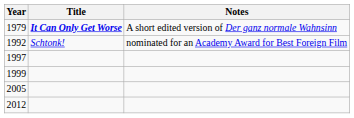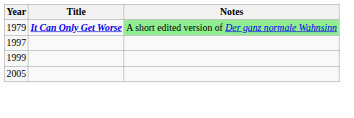(232, 27) no background -> (232, 27) lightgreen background
- row: (16, 43)
- row: (16, 105)
